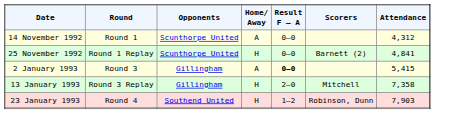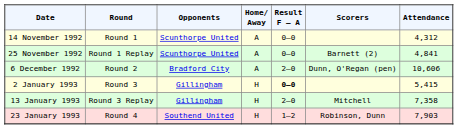(257, 53) H -> (257, 53) A
+ row: (45, 69)
(257, 69) A -> (257, 85) H
